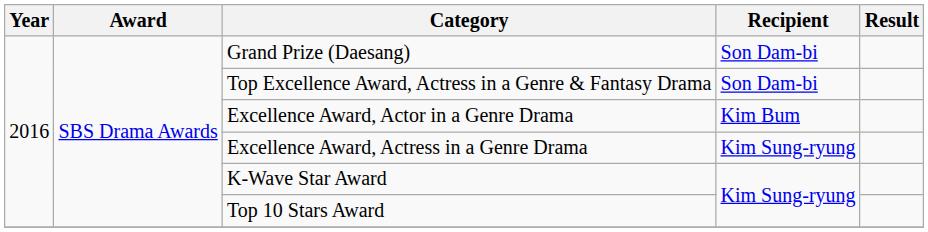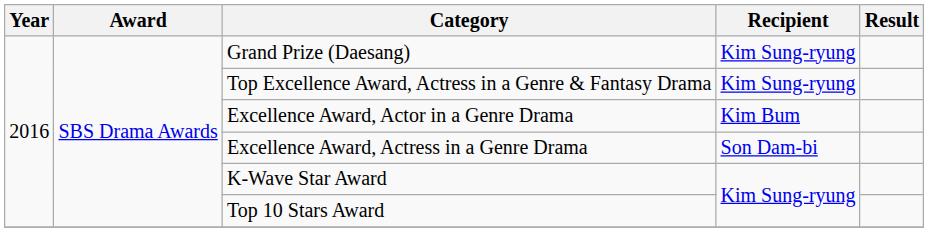(769, 52) Son Dam-bi -> (788, 52) Kim Sung-ryung
(769, 83) Son Dam-bi -> (788, 83) Kim Sung-ryung
(788, 147) Kim Sung-ryung -> (769, 147) Son Dam-bi
